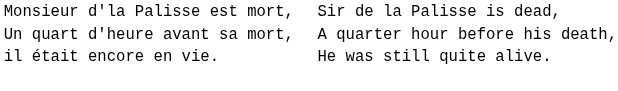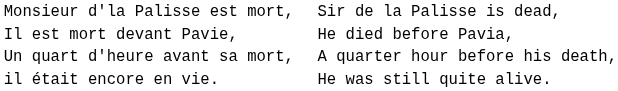+ row: (121, 34)
